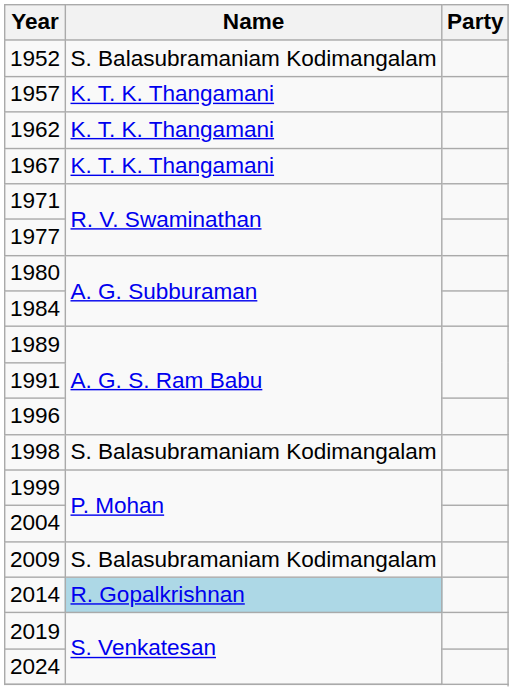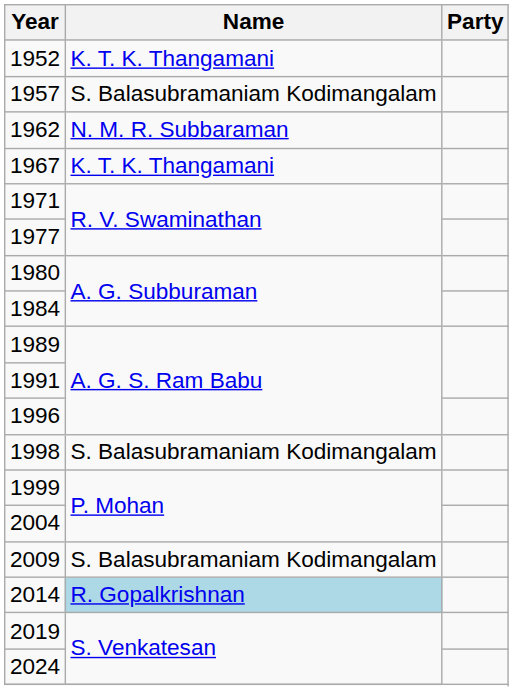(254, 58) S. Balasubramaniam Kodimangalam -> (172, 58) K. T. K. Thangamani
(172, 93) K. T. K. Thangamani -> (254, 93) S. Balasubramaniam Kodimangalam
(172, 129) K. T. K. Thangamani -> (180, 129) N. M. R. Subbaraman
